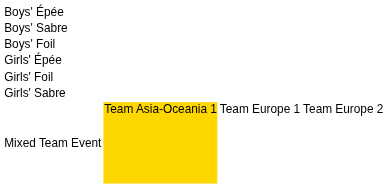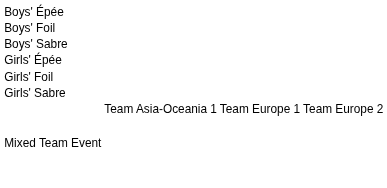rows swapped: (30, 44) <-> (36, 28)
(161, 109) gold background -> (161, 109) no background
